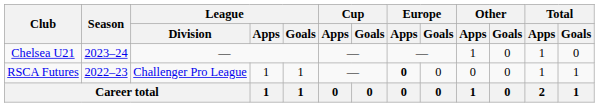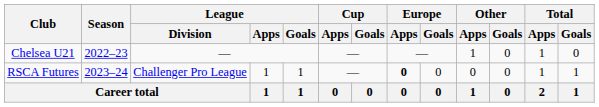(106, 53) 2023–24 -> (106, 53) 2022–23
(106, 72) 2022–23 -> (106, 72) 2023–24
